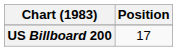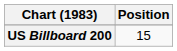(144, 35) 17 -> (144, 35) 15
